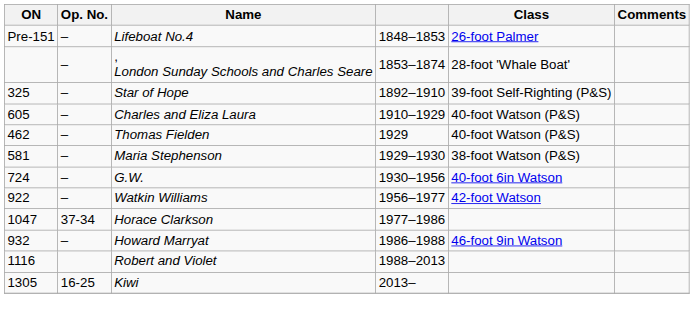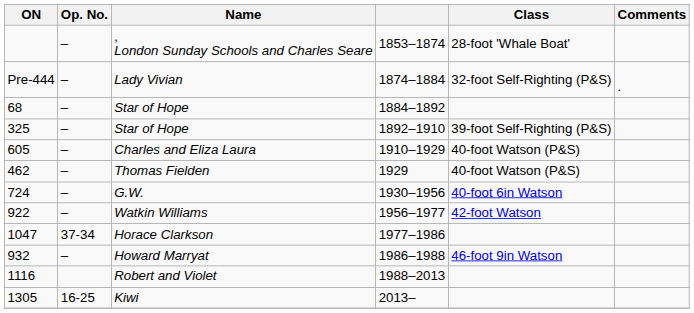- row: (31, 36)
+ row: (31, 79)
+ row: (15, 108)
- row: (19, 156)
